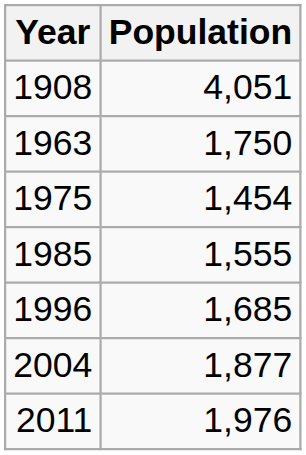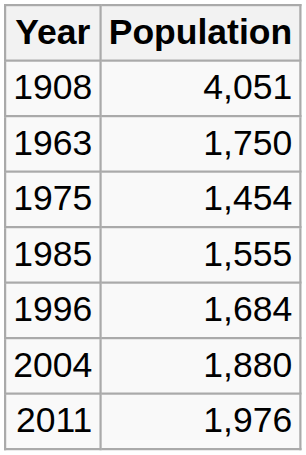(248, 309) 1,685 -> (248, 309) 1,684
(248, 365) 1,877 -> (248, 365) 1,880
